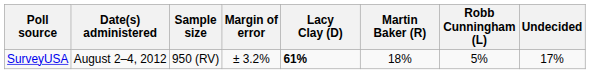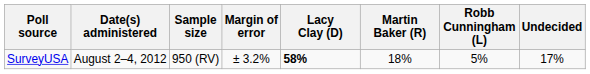(295, 59) 61% -> (295, 59) 58%
